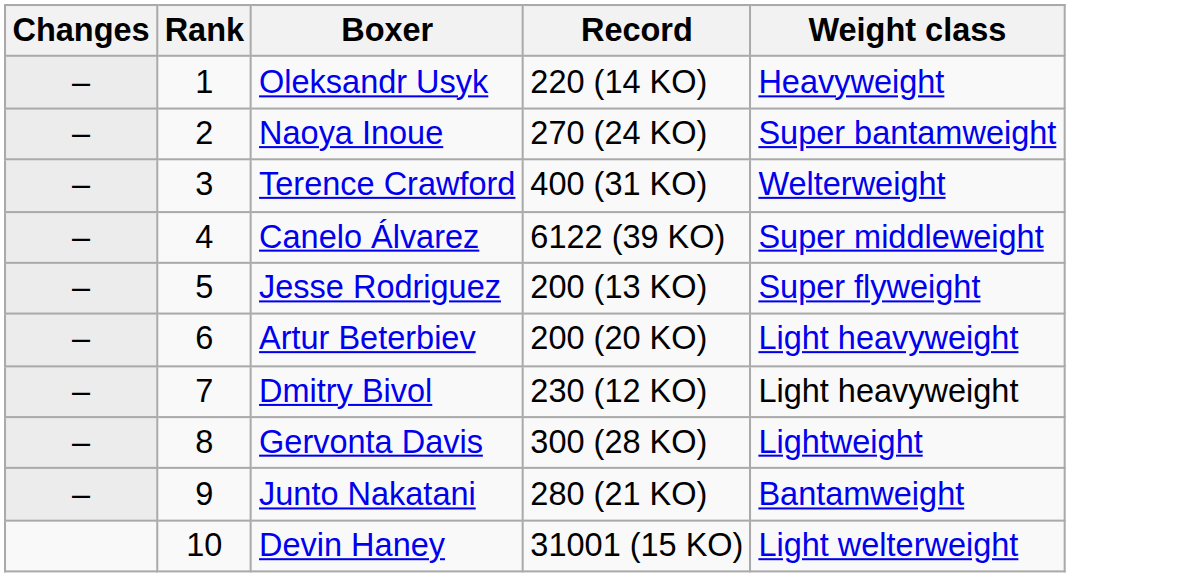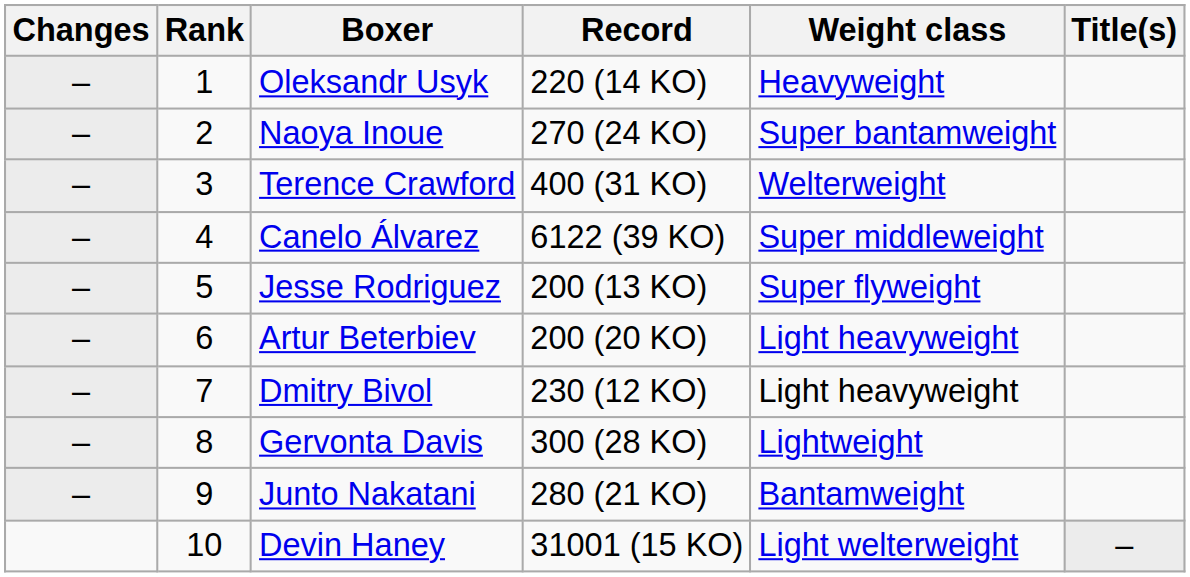+ column: (1124, 30)
